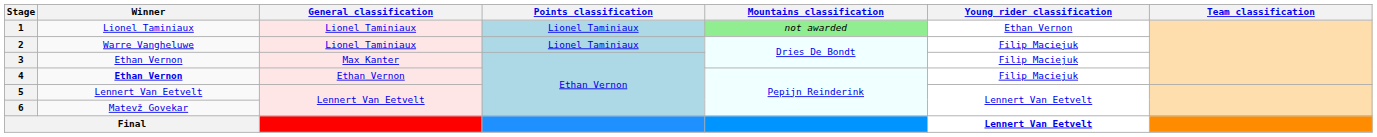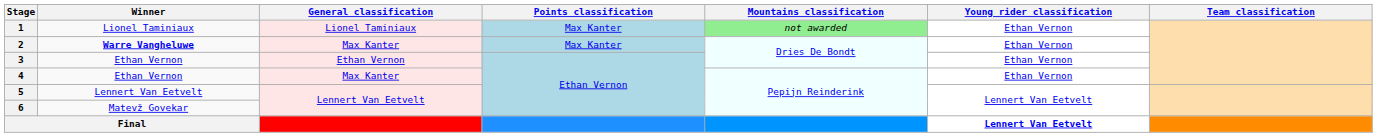(593, 28) Lionel Taminiaux -> (593, 28) Max Kanter
(148, 44) normal -> (148, 44) bold
(371, 44) Lionel Taminiaux -> (371, 44) Max Kanter
(593, 44) Lionel Taminiaux -> (593, 44) Max Kanter
(1038, 44) Filip Maciejuk -> (1038, 44) Ethan Vernon
(371, 60) Max Kanter -> (371, 60) Ethan Vernon
(1038, 60) Filip Maciejuk -> (1038, 60) Ethan Vernon
(148, 76) bold -> (148, 76) normal
(371, 76) Ethan Vernon -> (371, 76) Max Kanter
(1038, 76) Filip Maciejuk -> (1038, 76) Ethan Vernon
